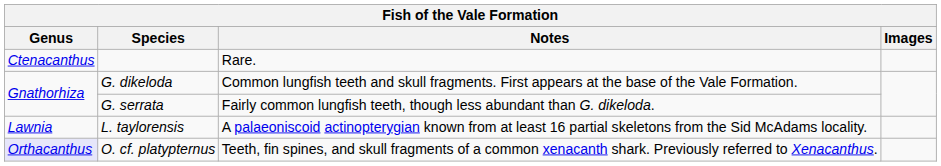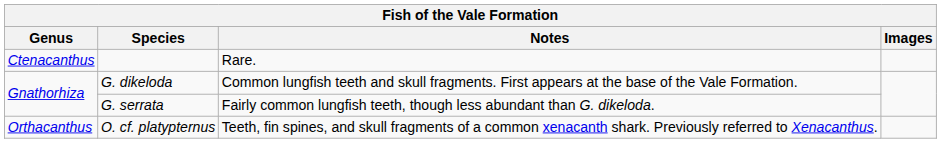- row: (143, 127)
(50, 149) lavender background -> (50, 127) no background
